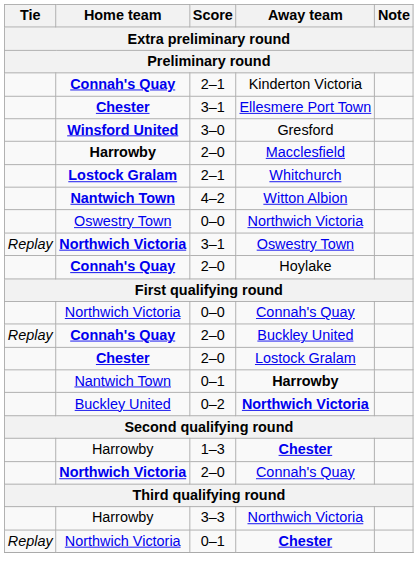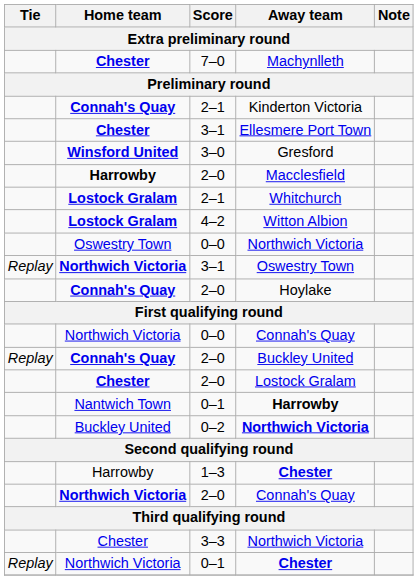+ row: (213, 61)
(123, 198) Nantwich Town -> (123, 221) Lostock Gralam
(123, 518) Harrowby -> (123, 541) Chester
